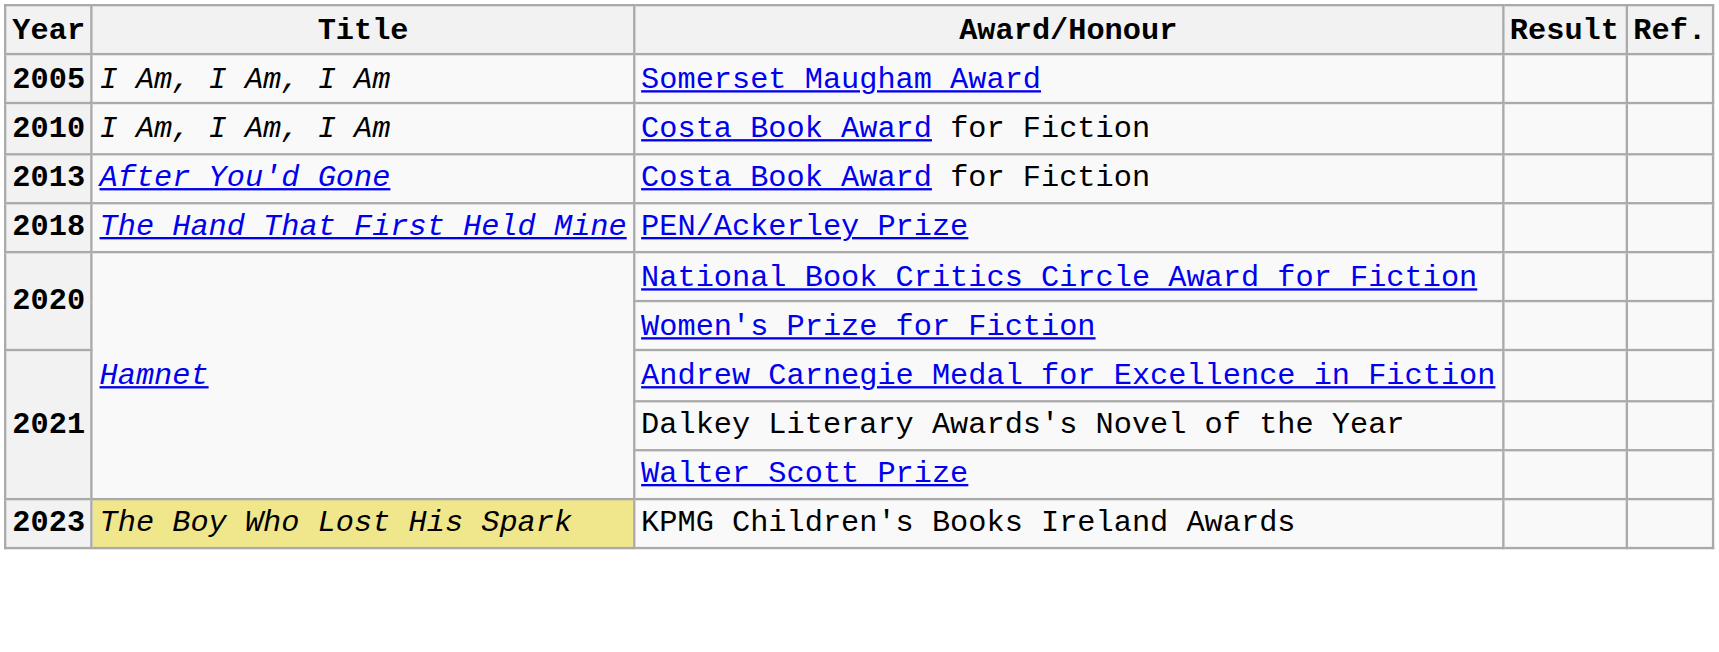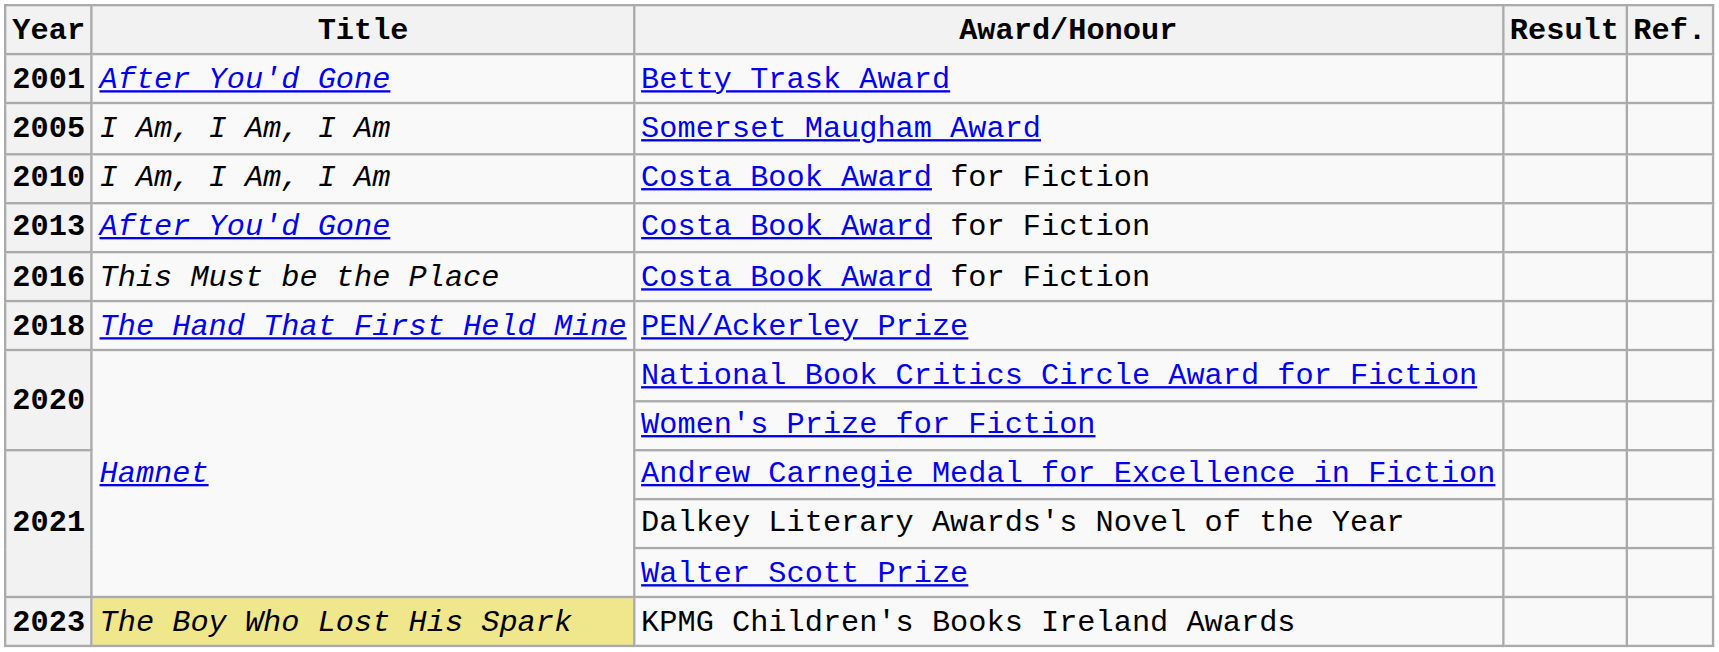+ row: (49, 79)
+ row: (49, 277)
